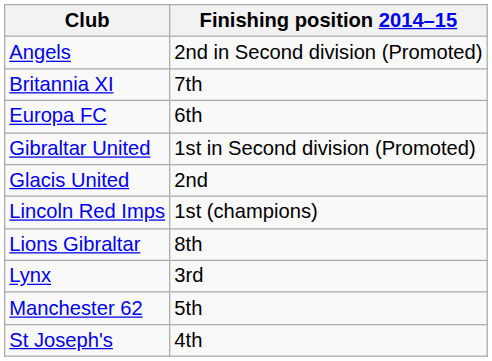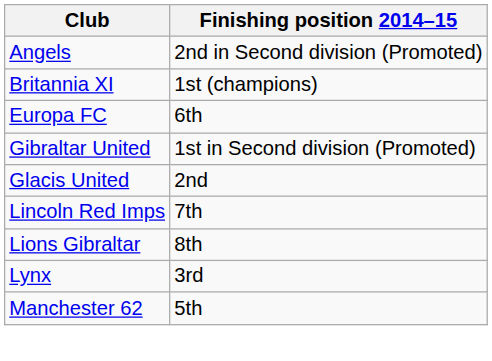(188, 84) 7th -> (246, 84) 1st (champions)
(246, 212) 1st (champions) -> (188, 212) 7th
- row: (61, 340)
